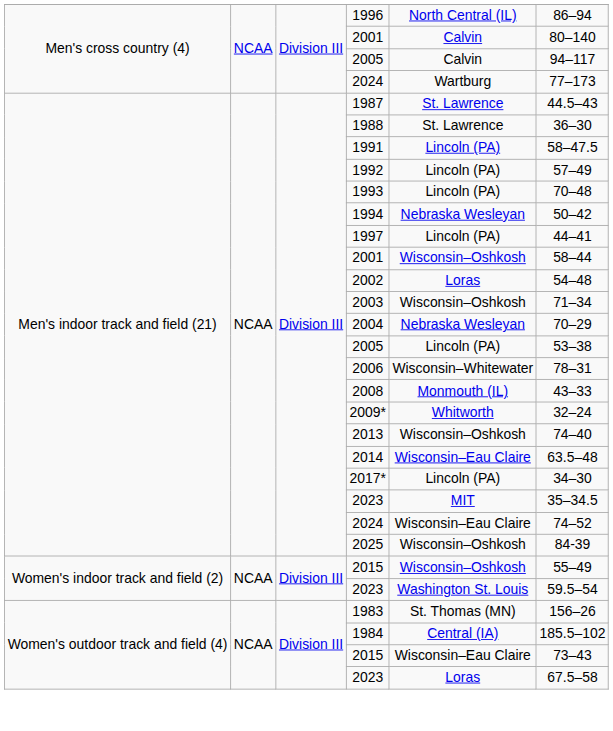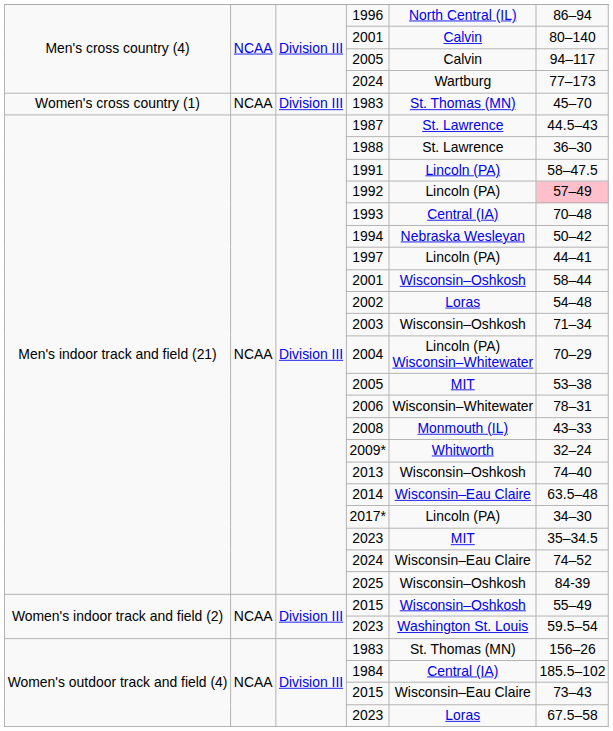+ row: (118, 103)
(572, 170) no background -> (572, 192) pink background
(463, 192) Lincoln (PA) -> (463, 214) Central (IA)
(463, 324) Nebraska Wesleyan -> (463, 354) Lincoln (PA) Wisconsin–Whitewater
(463, 346) Lincoln (PA) -> (463, 384) MIT
